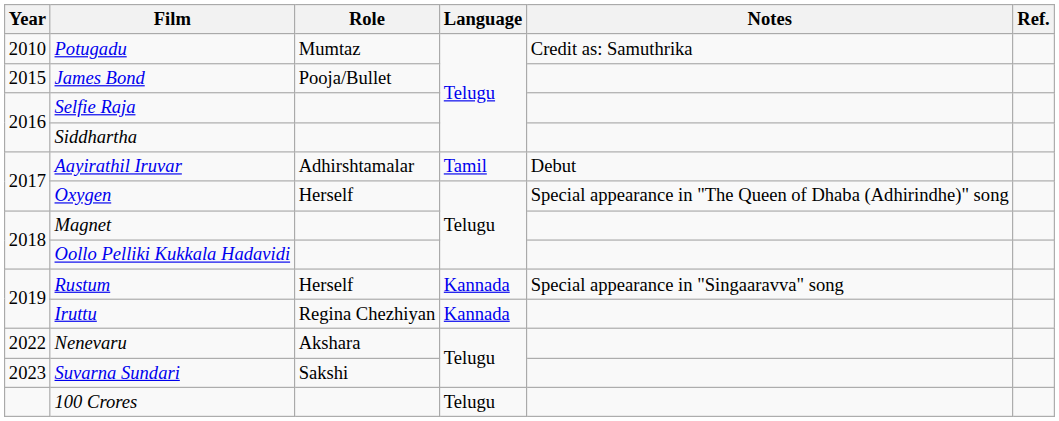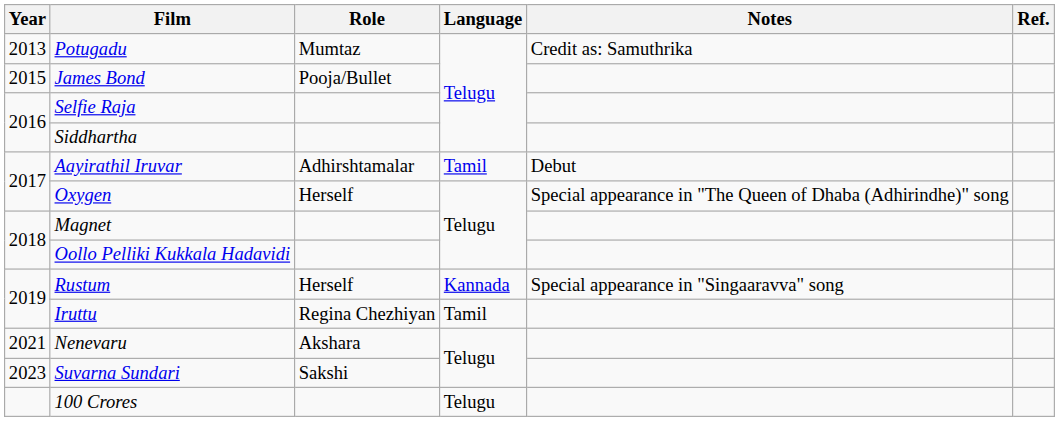(27, 48) 2010 -> (27, 48) 2013
(477, 313) Kannada -> (465, 313) Tamil
(27, 343) 2022 -> (27, 343) 2021
